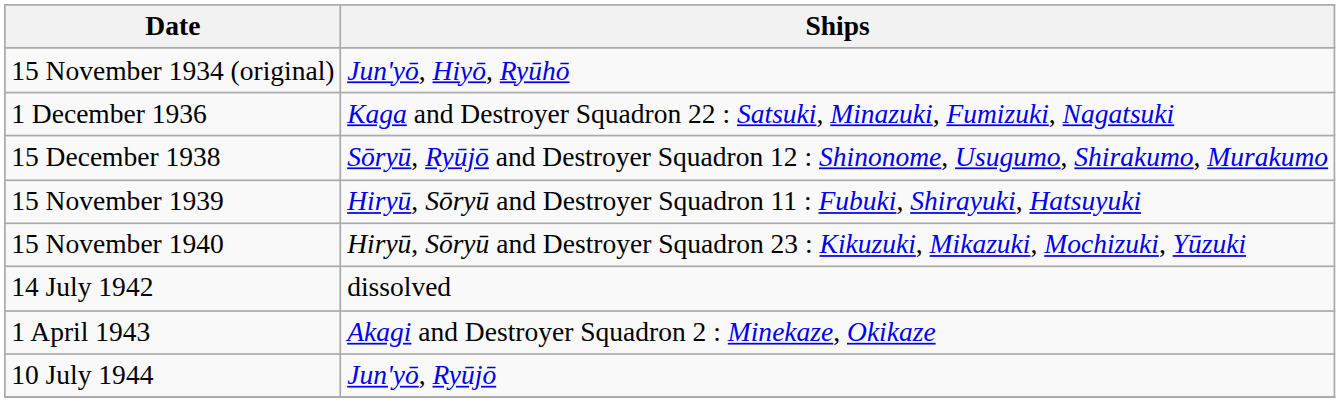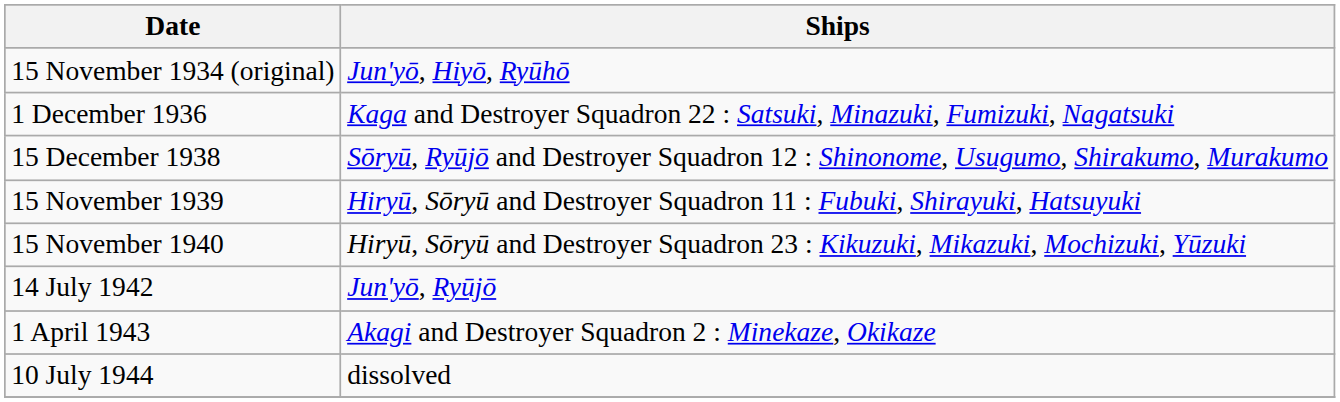(399, 288) dissolved -> (422, 288) Jun'yō, Ryūjō
(422, 375) Jun'yō, Ryūjō -> (399, 375) dissolved
